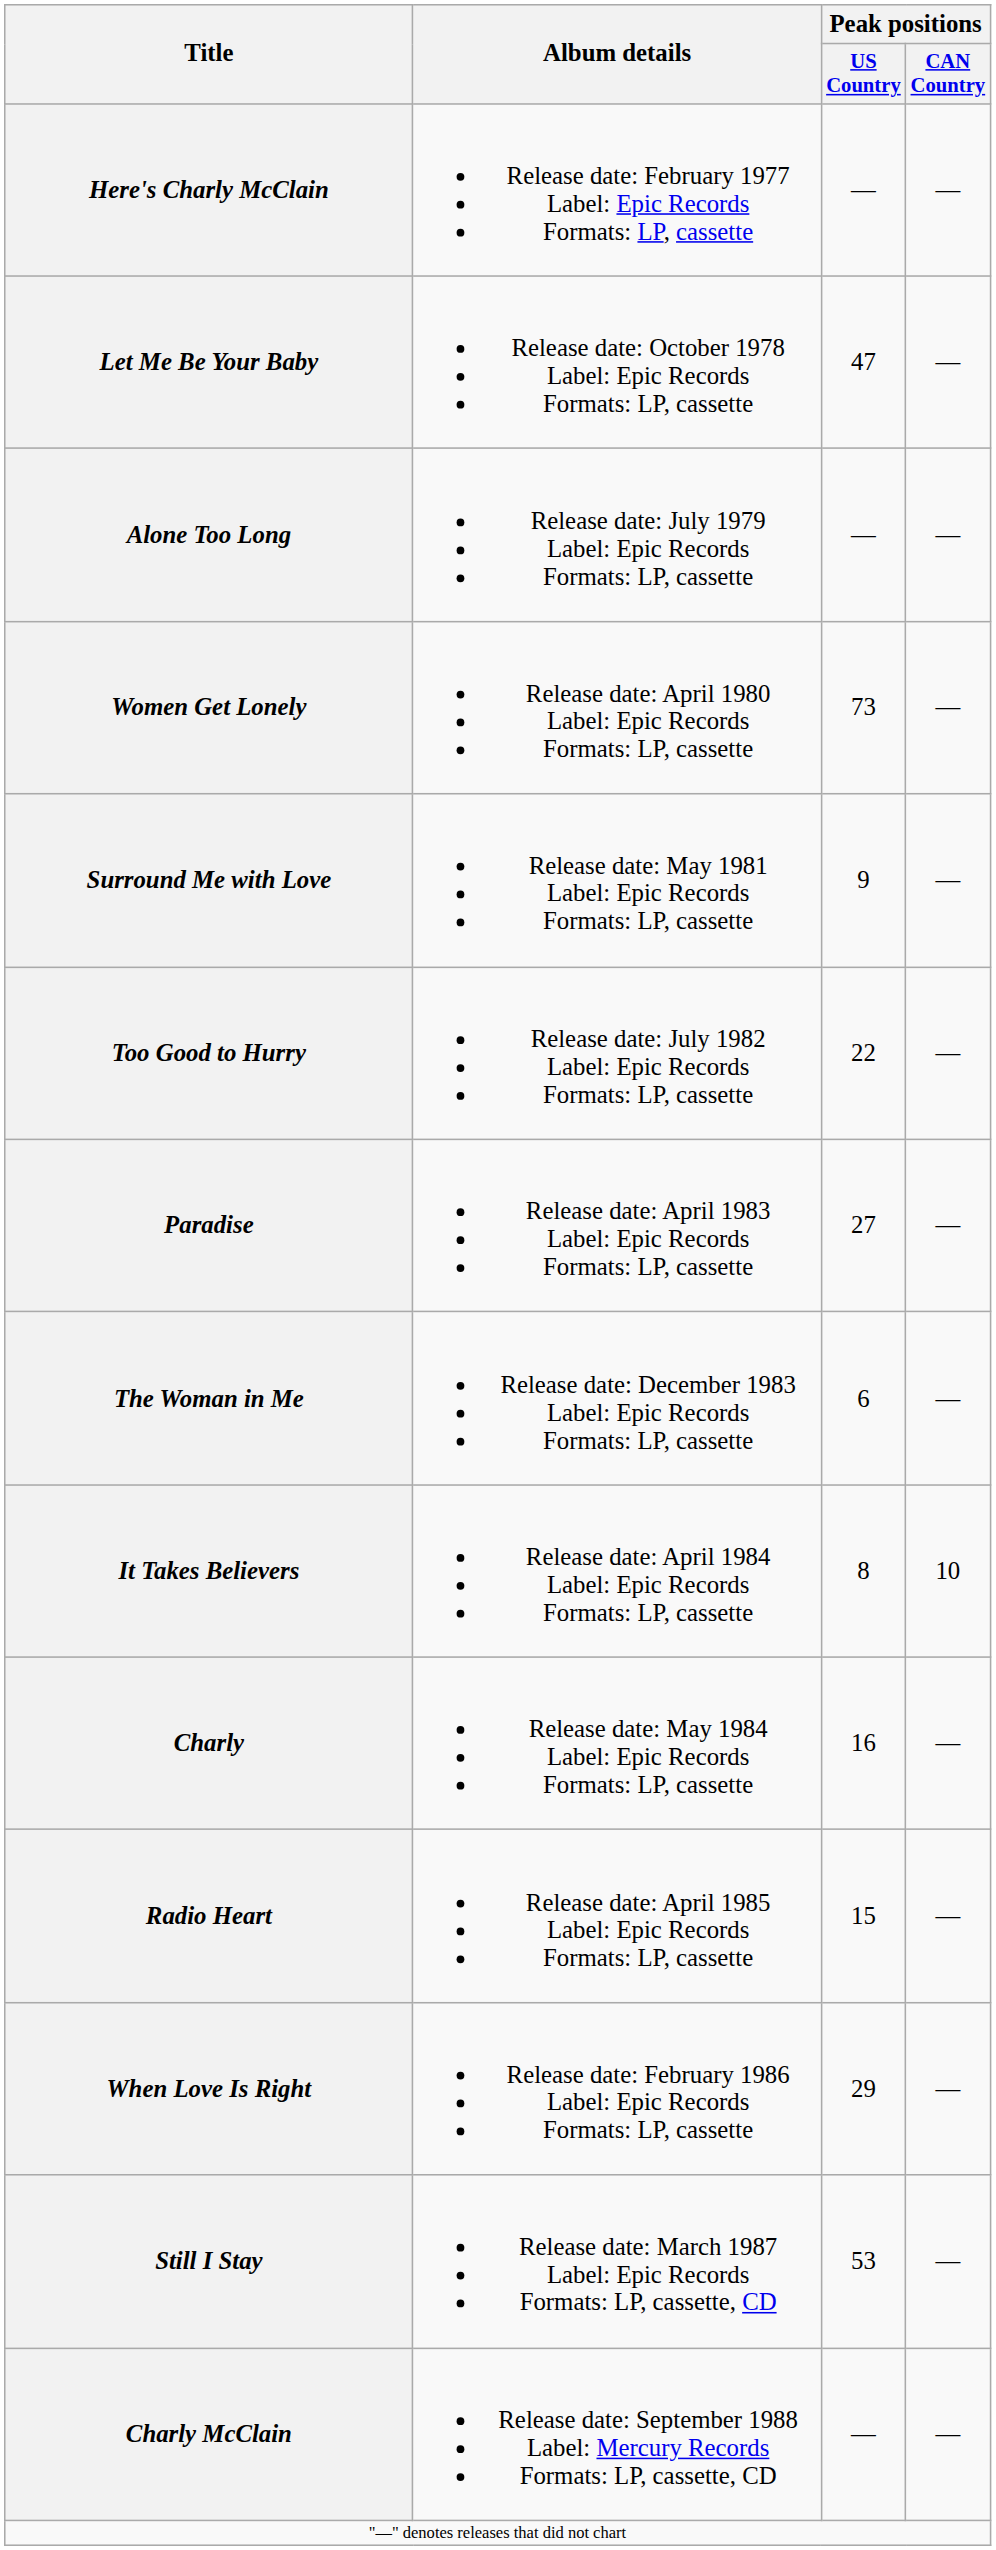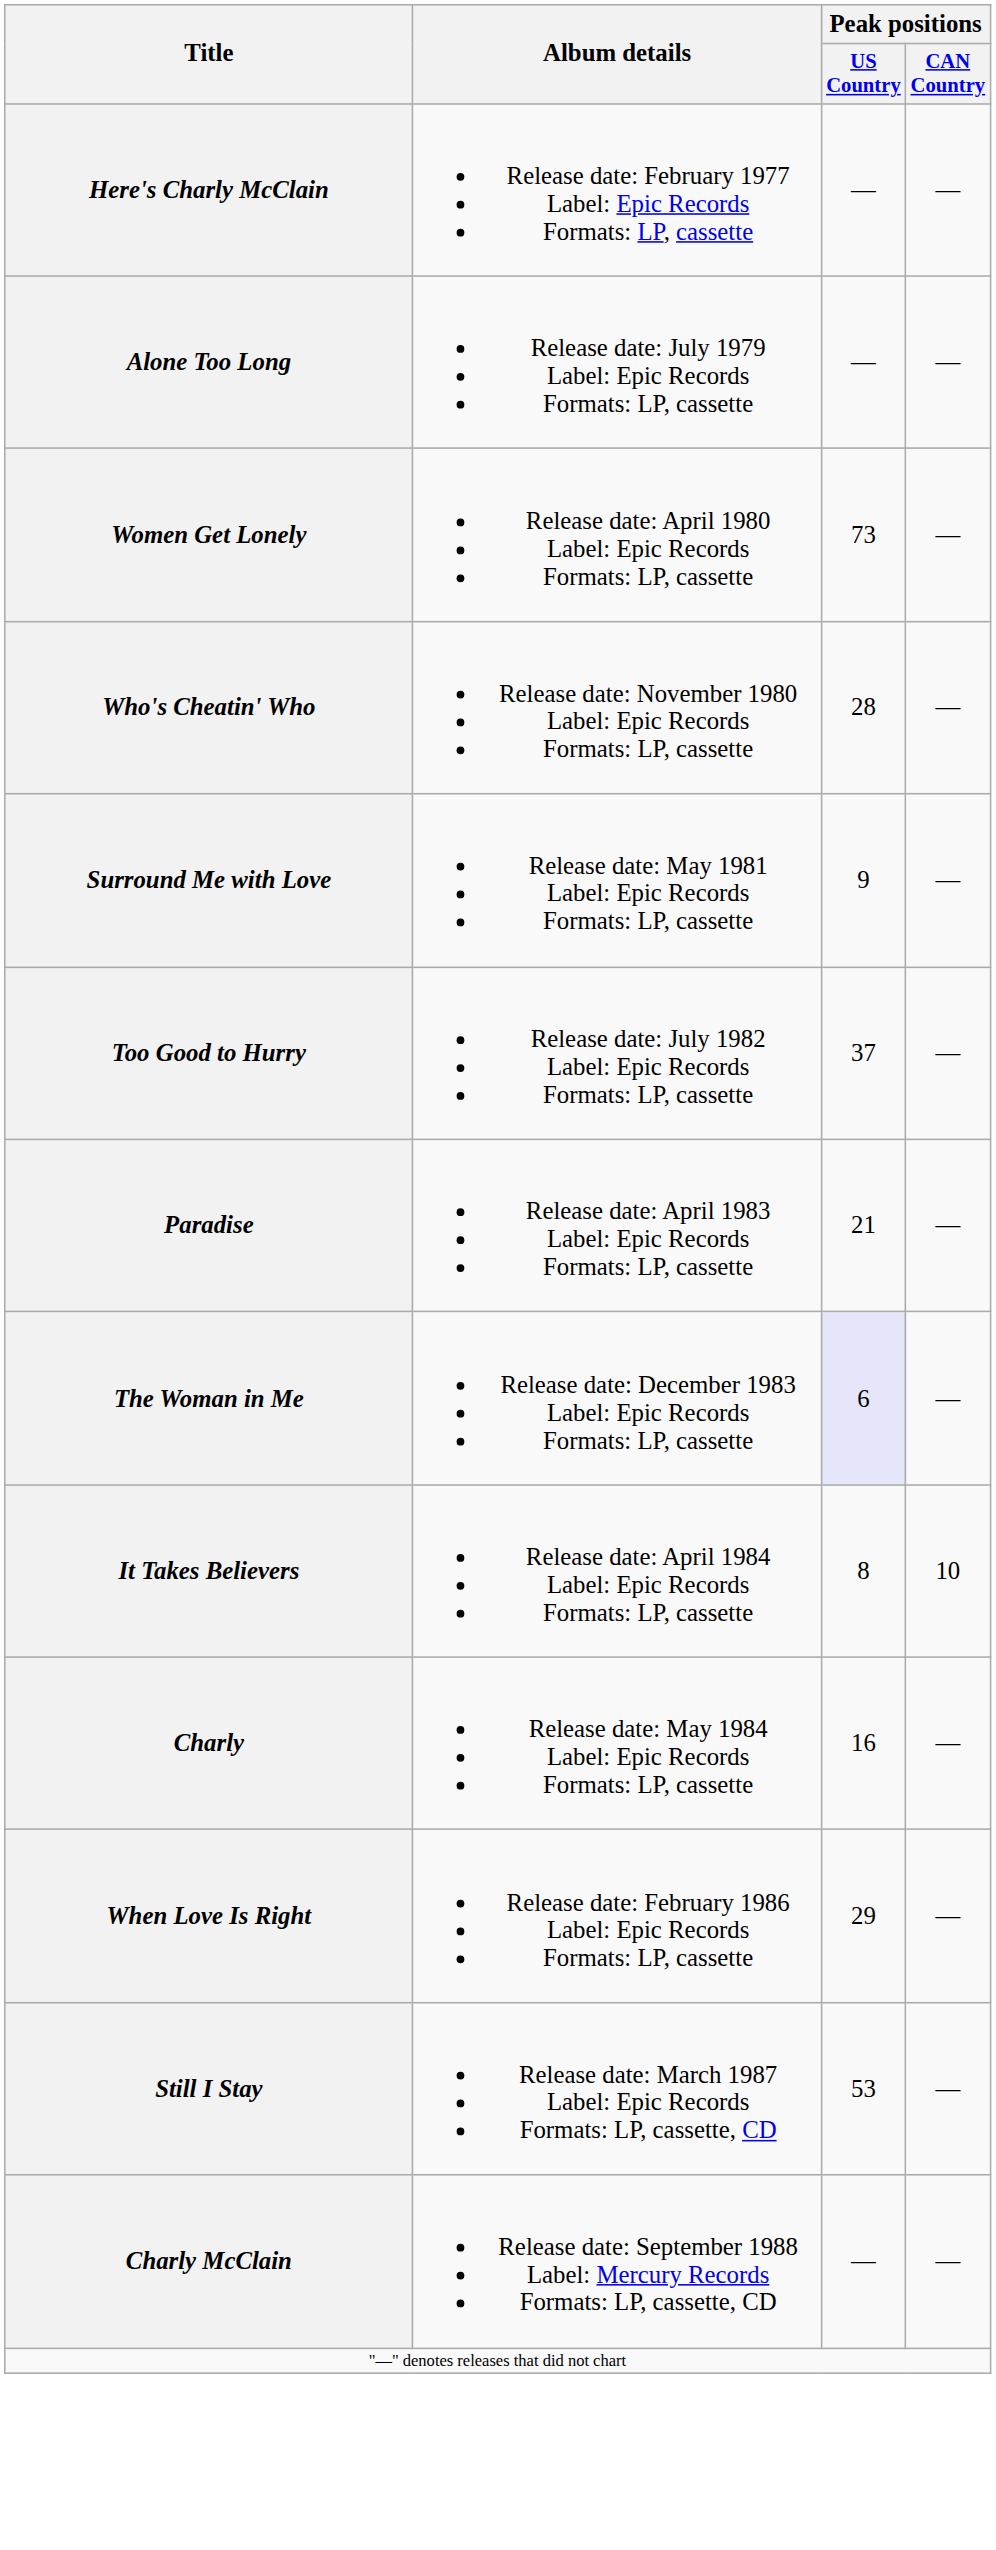- row: (209, 362)
+ row: (209, 707)
(863, 1052) 22 -> (863, 1052) 37
(863, 1225) 27 -> (863, 1225) 21
(863, 1397) no background -> (863, 1397) lavender background
- row: (209, 1915)
